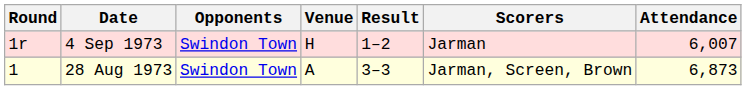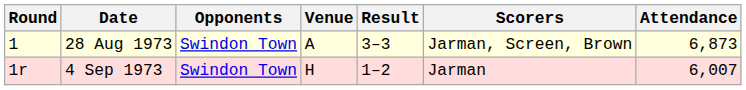rows swapped: (119, 71) <-> (114, 44)
